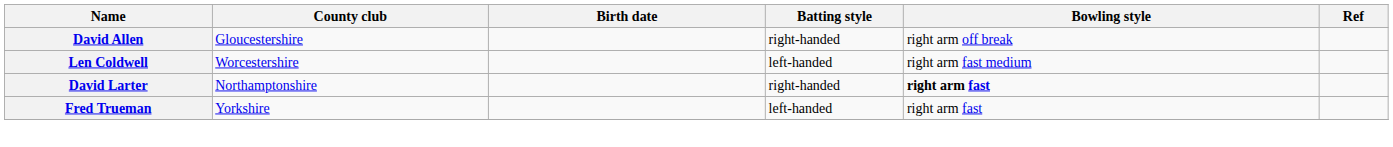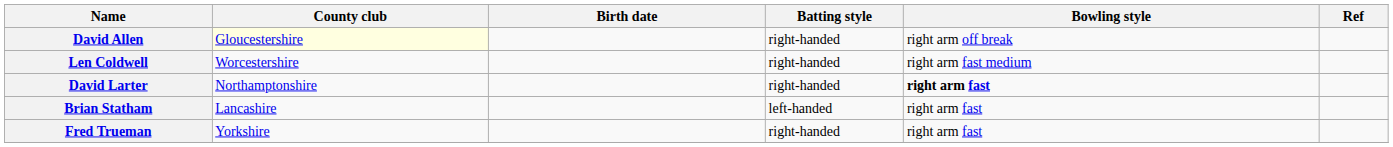(259, 39) no background -> (259, 39) lightyellow background
(800, 62) left-handed -> (804, 62) right-handed
+ row: (108, 108)
(800, 108) left-handed -> (804, 131) right-handed
